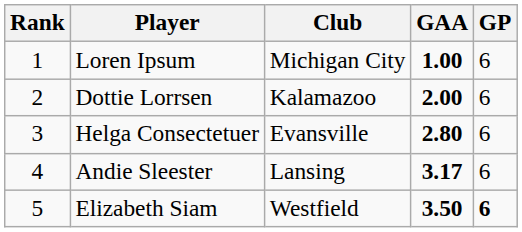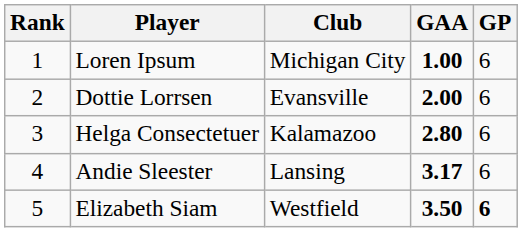(323, 97) Kalamazoo -> (319, 97) Evansville
(319, 134) Evansville -> (323, 134) Kalamazoo
